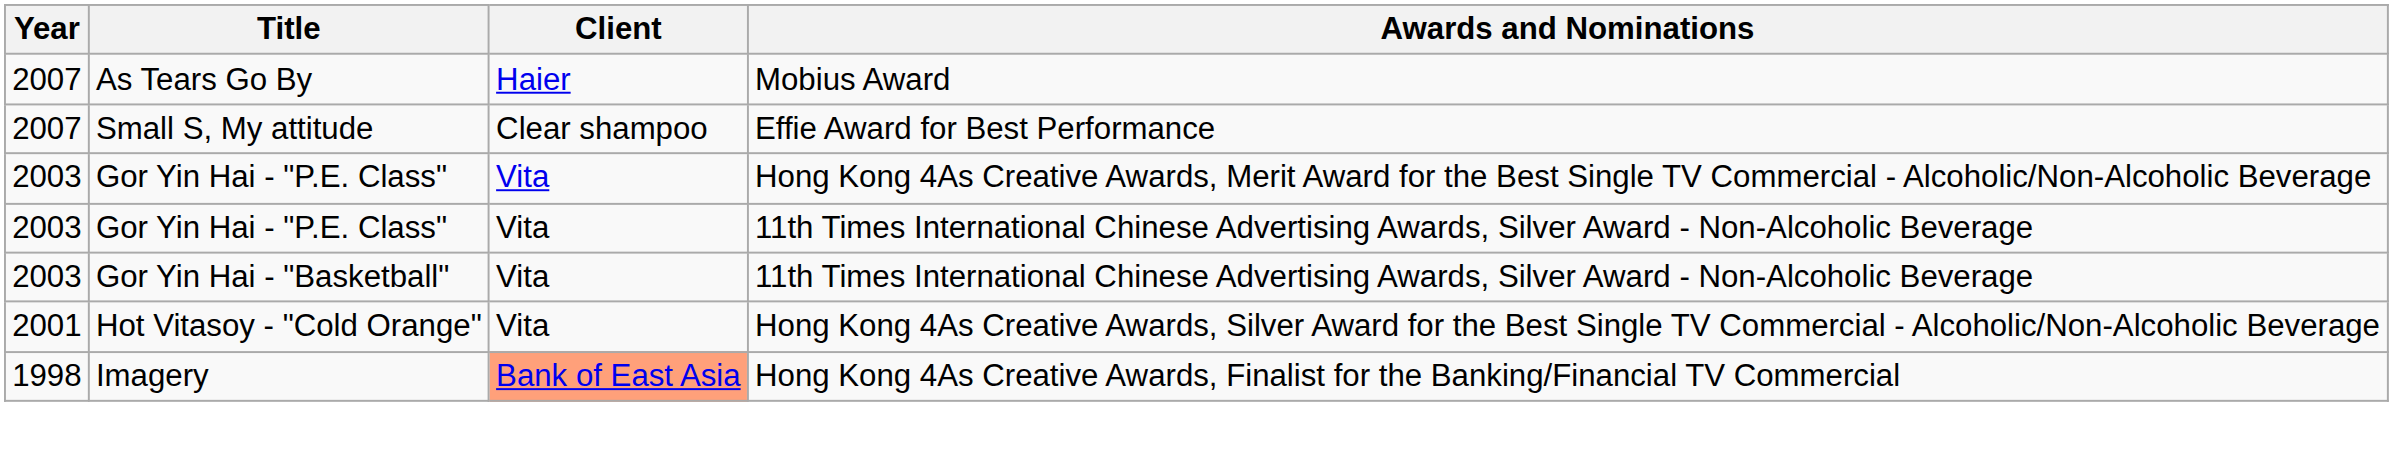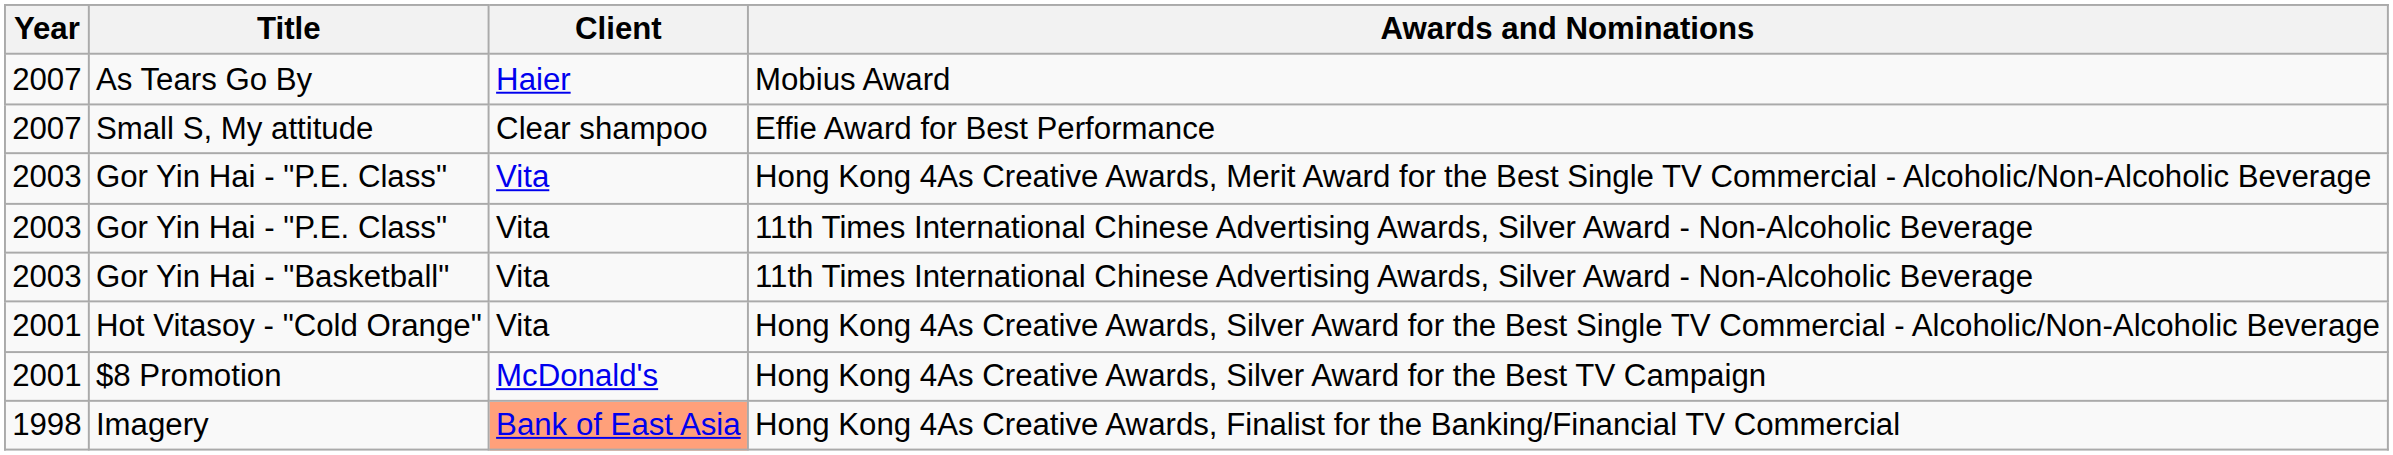+ row: (189, 375)
